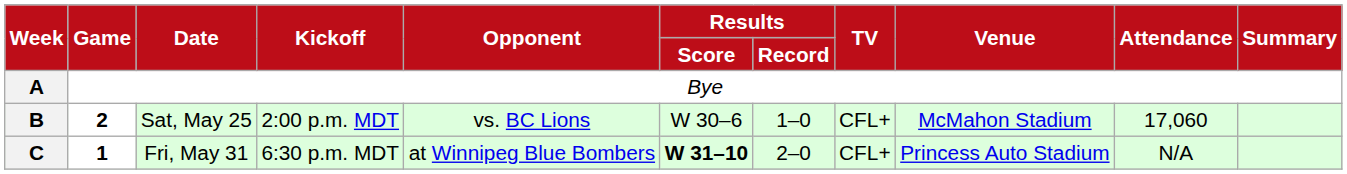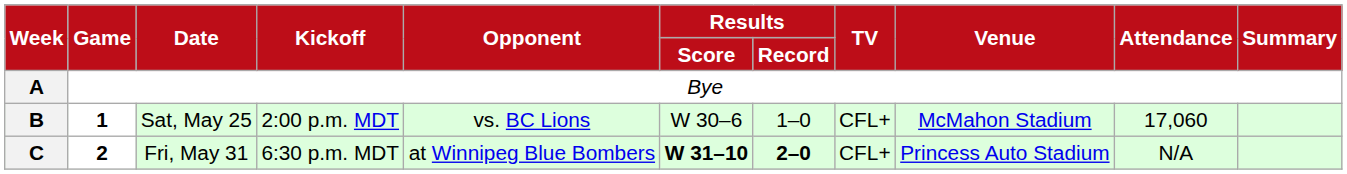(102, 120) 2 -> (102, 120) 1
(102, 153) 1 -> (102, 153) 2
(794, 153) normal -> (794, 153) bold
